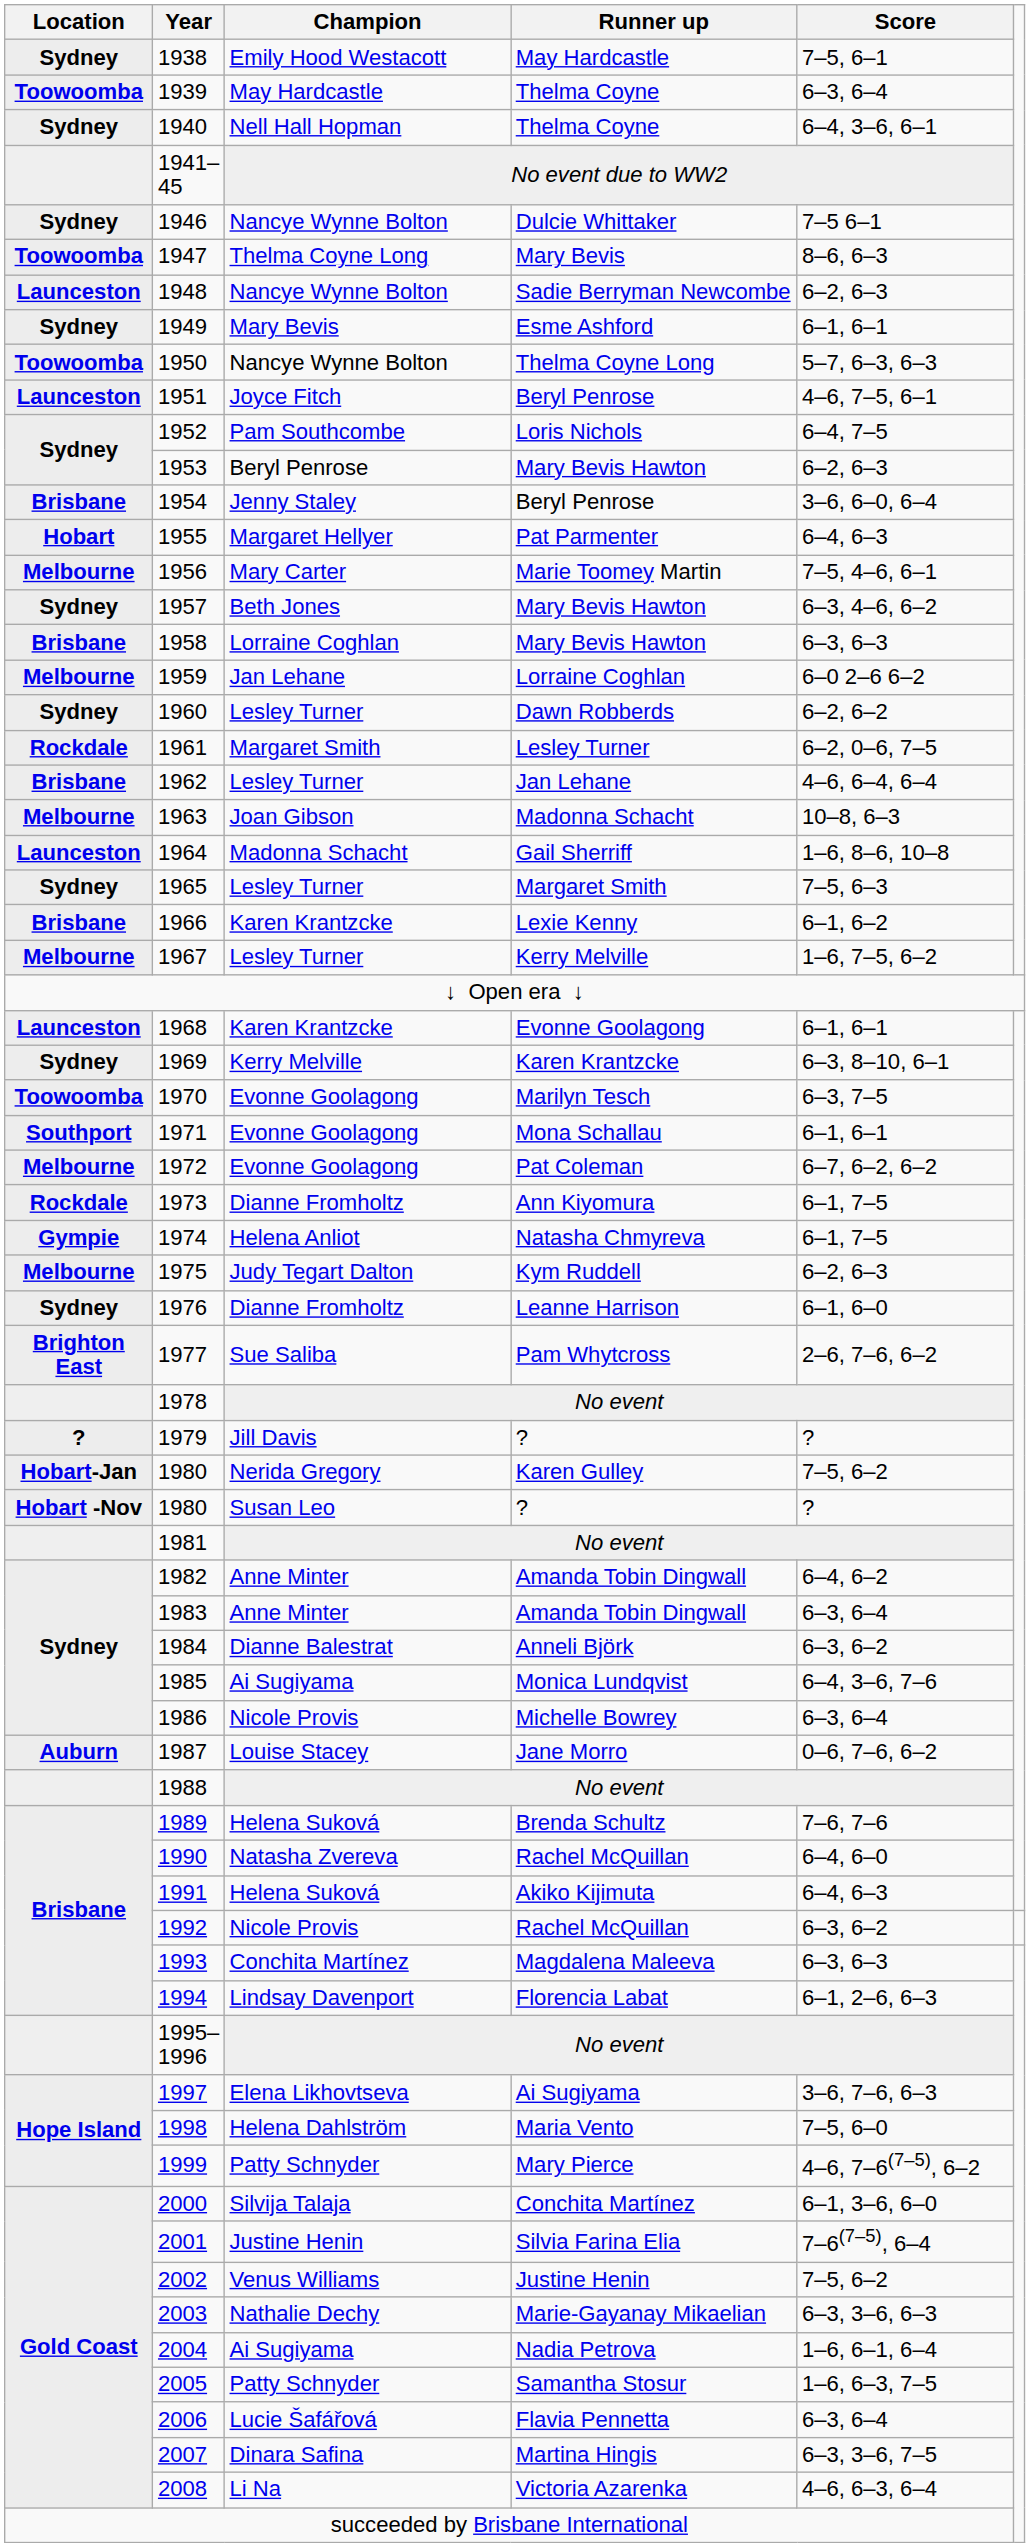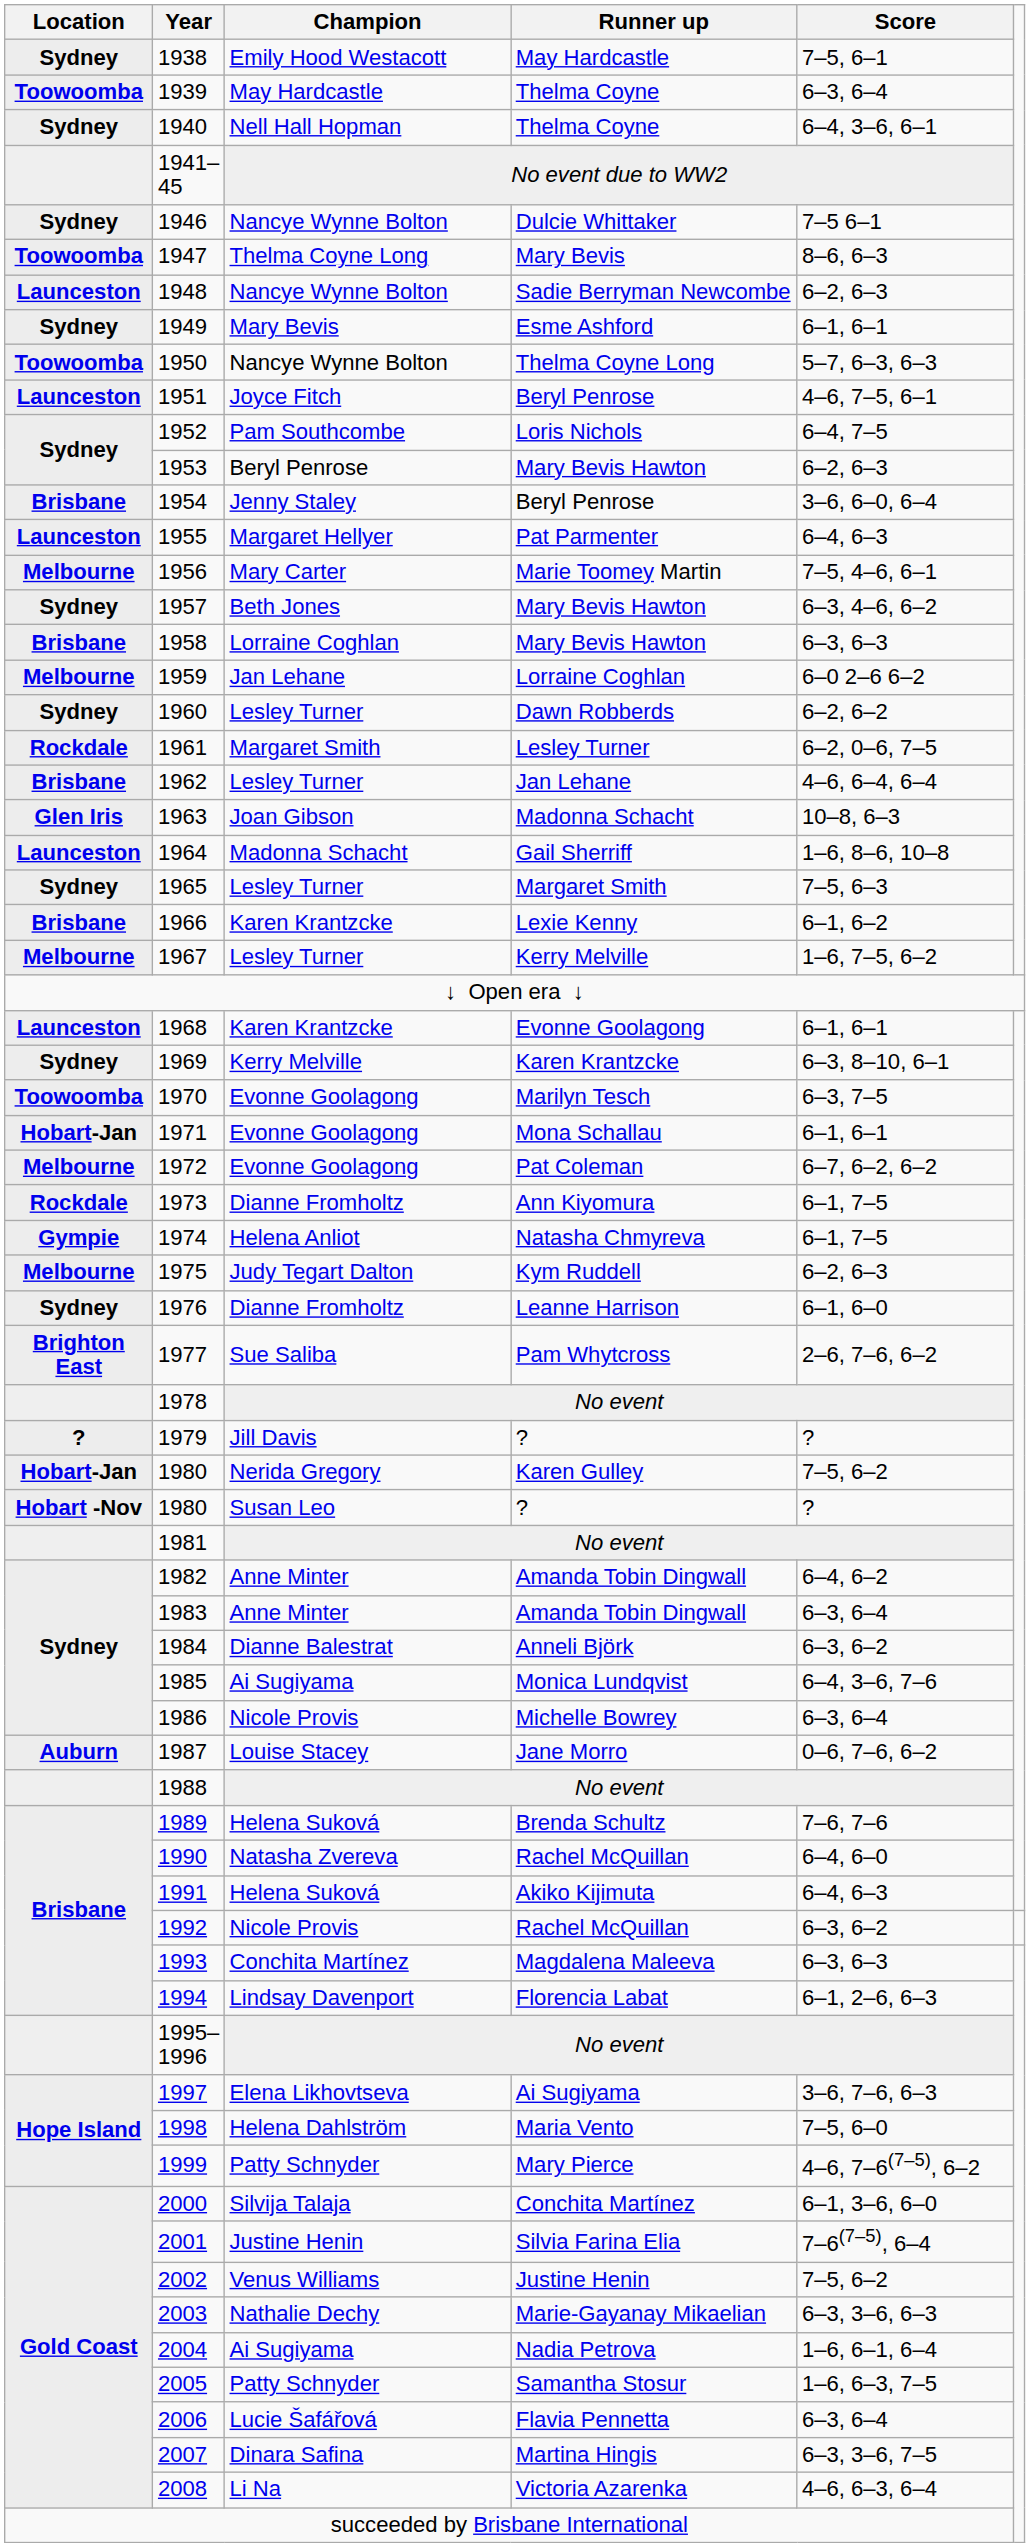(79, 537) Hobart -> (79, 537) Launceston
(79, 817) Melbourne -> (79, 817) Glen Iris
(79, 1132) Southport -> (79, 1132) Hobart-Jan
